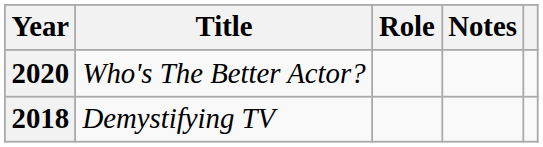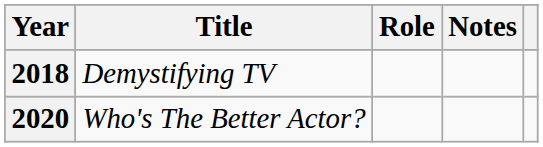rows swapped: (40, 118) <-> (40, 73)
